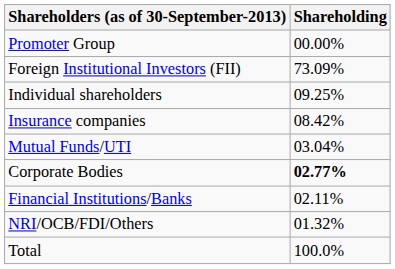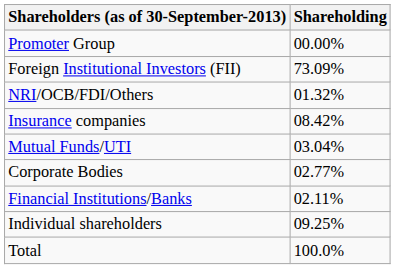rows swapped: (85, 95) <-> (81, 224)
(320, 172) bold -> (319, 172) normal
